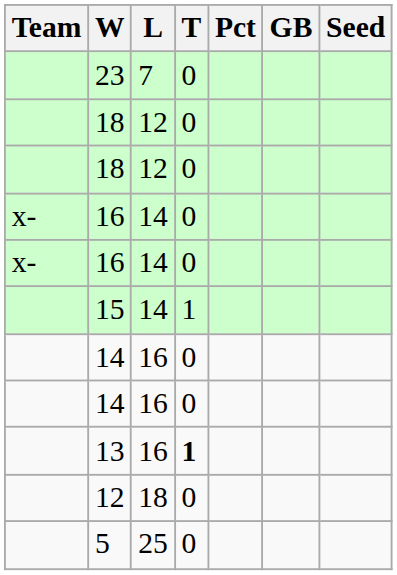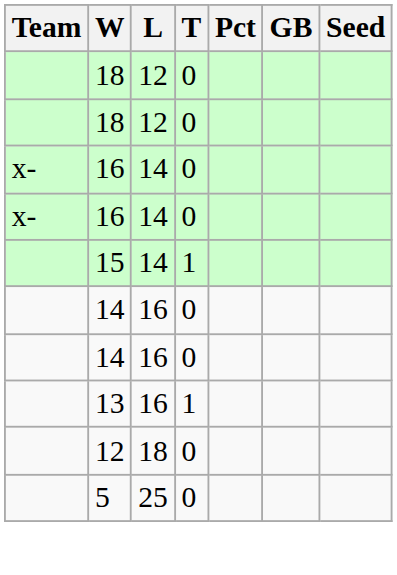- row: (110, 74)
(189, 450) bold -> (189, 403) normal
